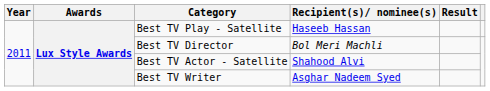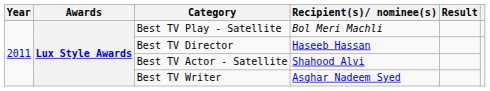(331, 29) Haseeb Hassan -> (337, 29) Bol Meri Machli
(337, 45) Bol Meri Machli -> (331, 45) Haseeb Hassan
